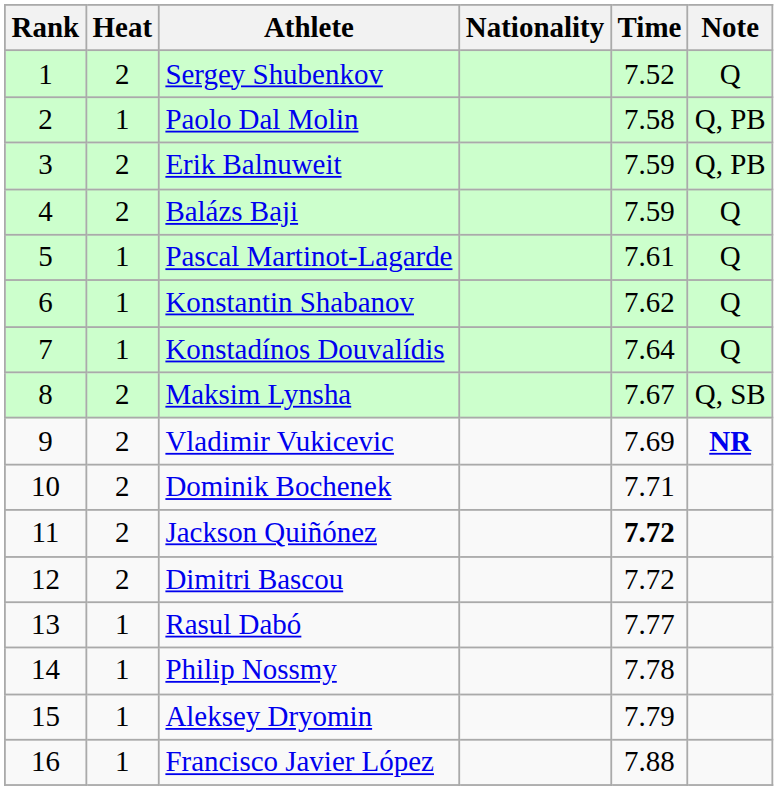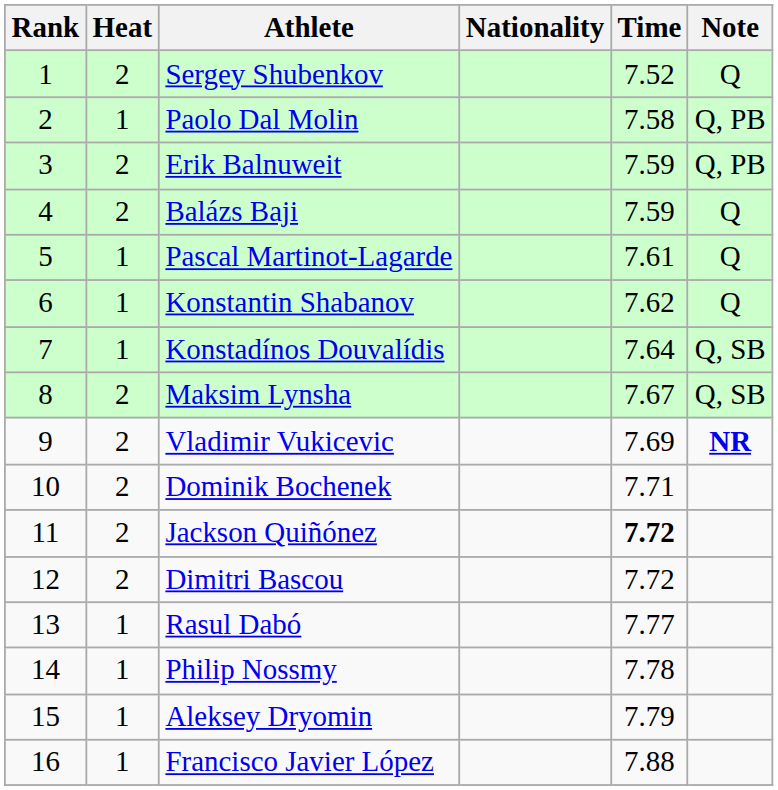(730, 348) Q -> (730, 348) Q, SB
